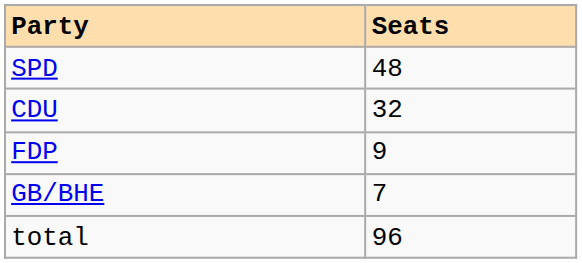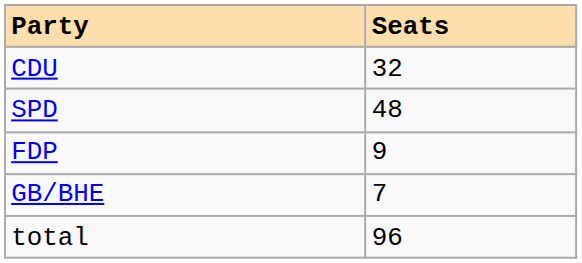rows swapped: (34, 68) <-> (34, 110)
